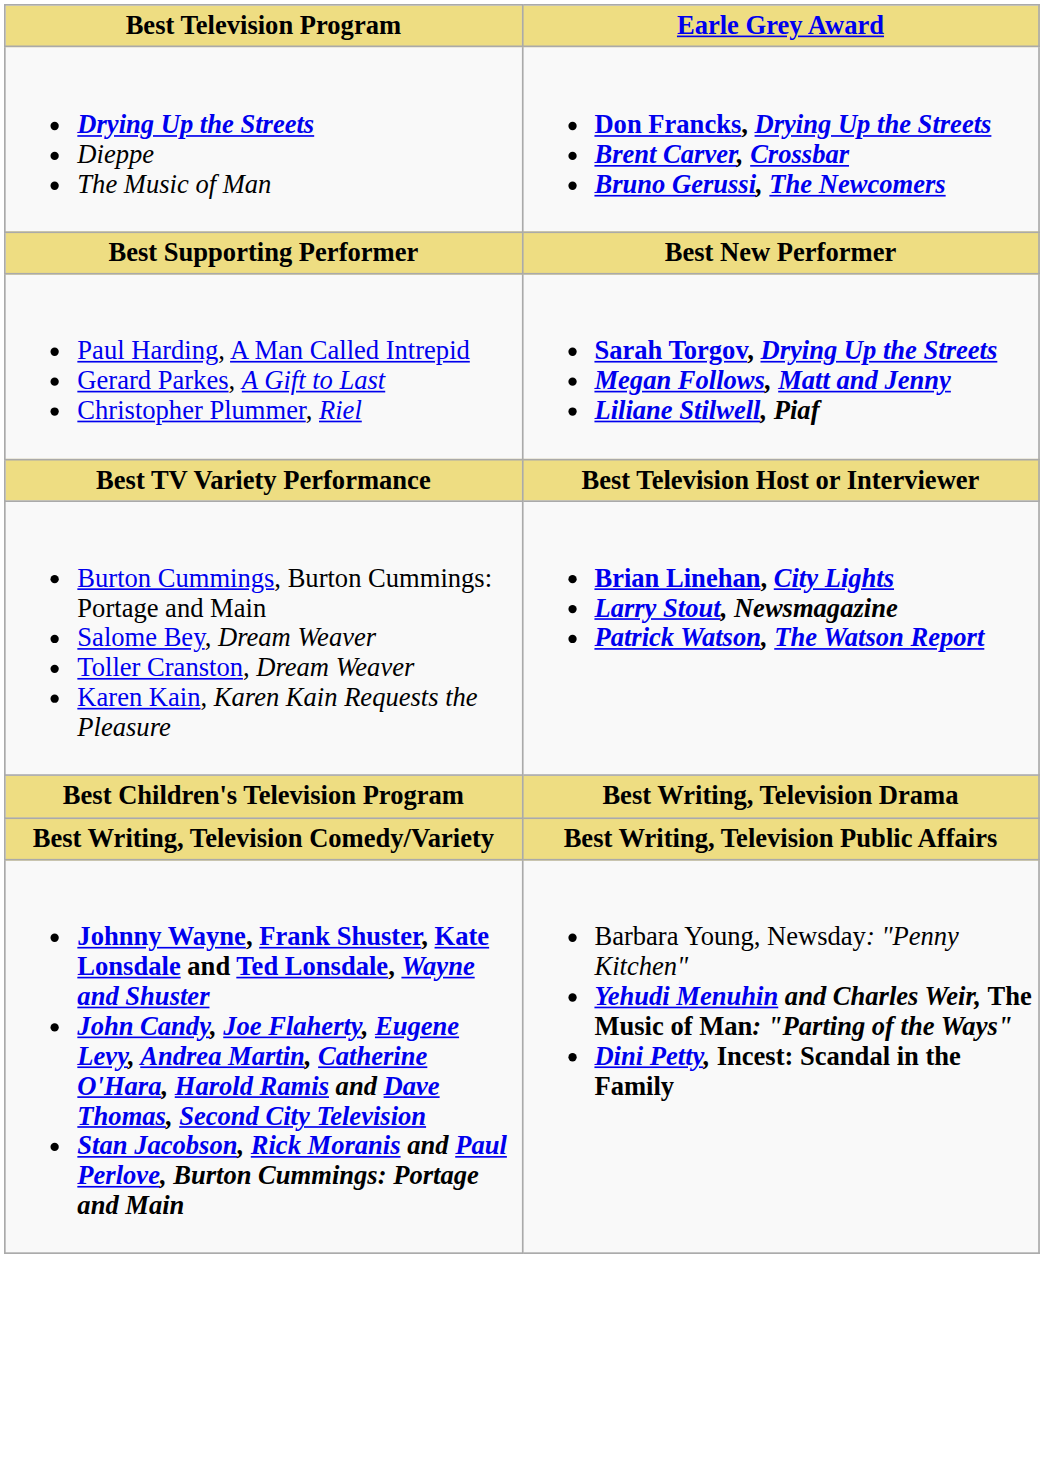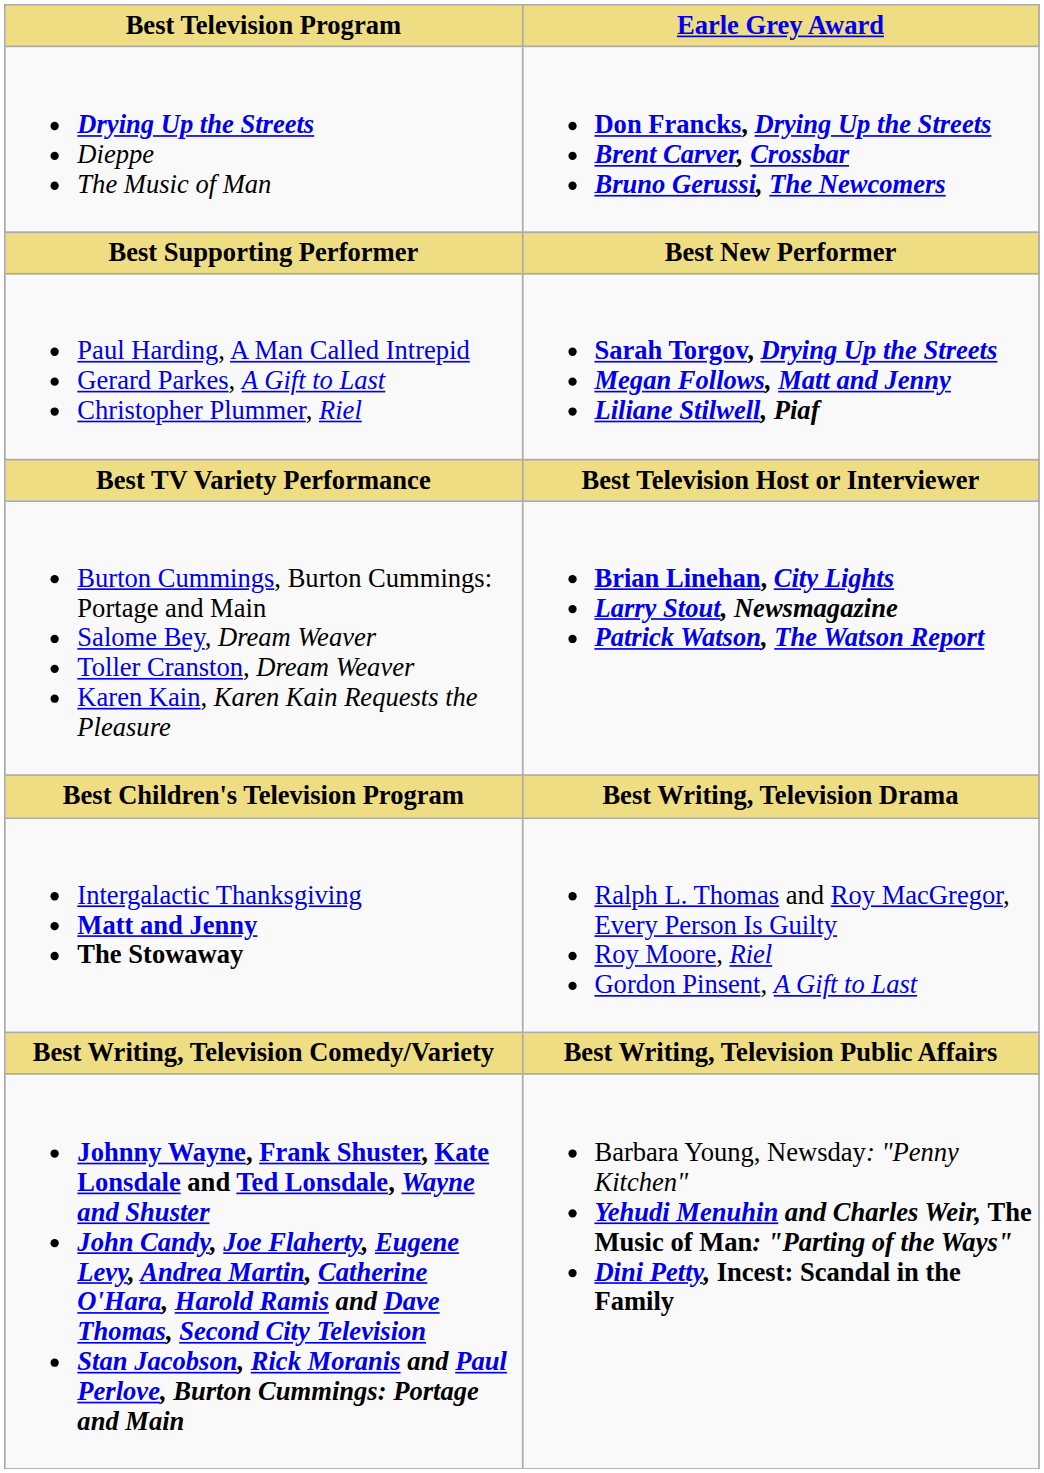+ row: (263, 925)
